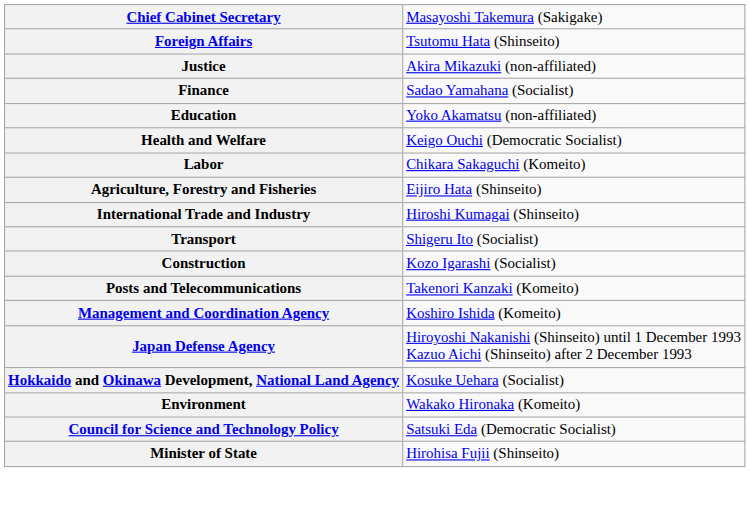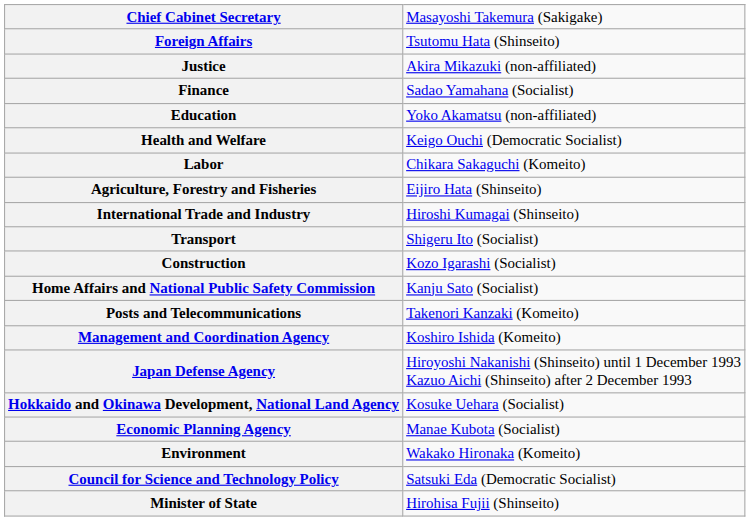+ row: (204, 287)
+ row: (204, 428)
